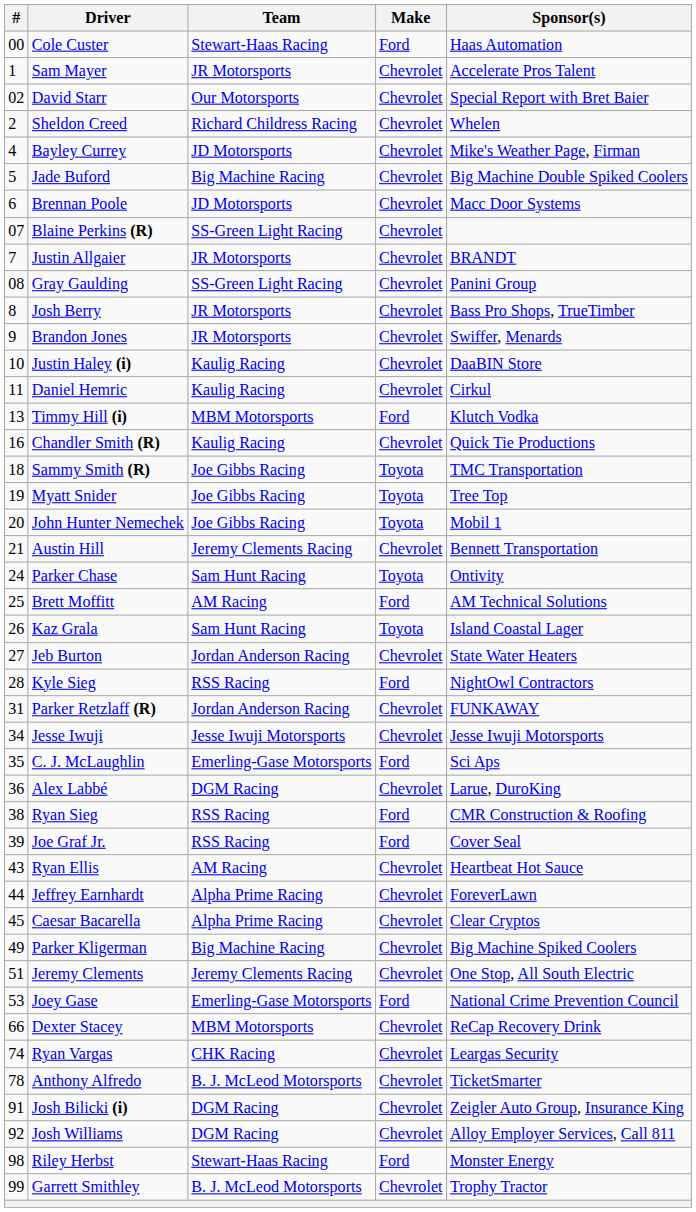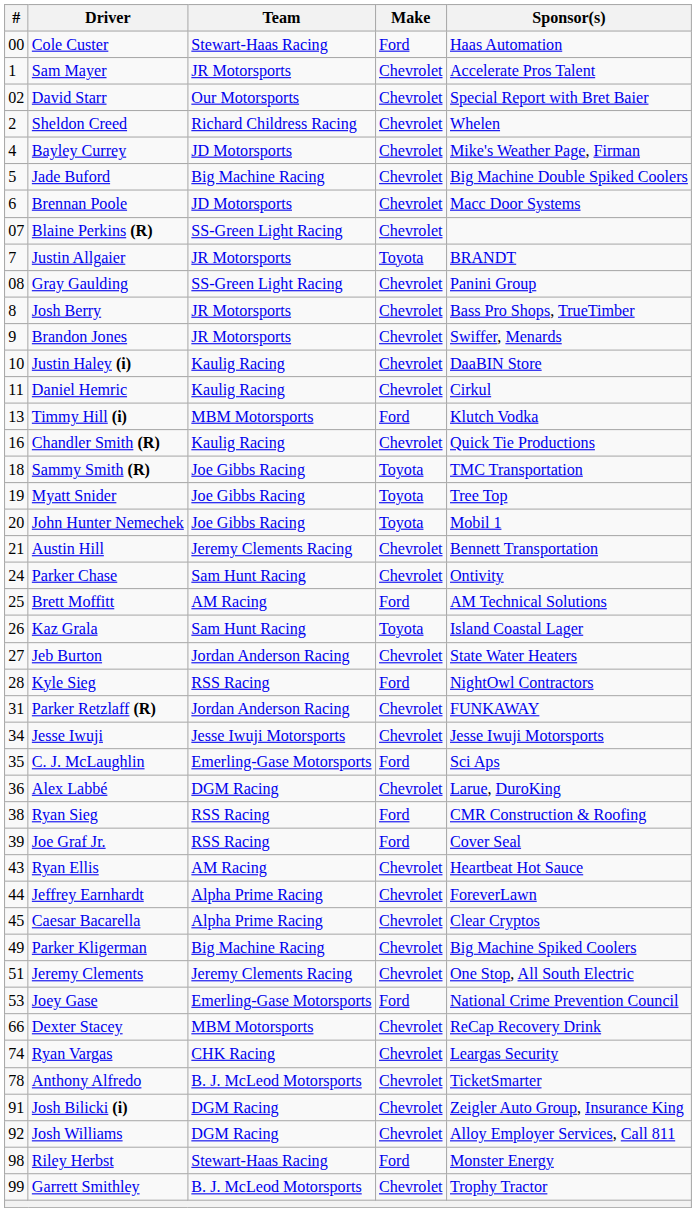(411, 257) Chevrolet -> (401, 257) Toyota
(401, 575) Toyota -> (411, 575) Chevrolet
